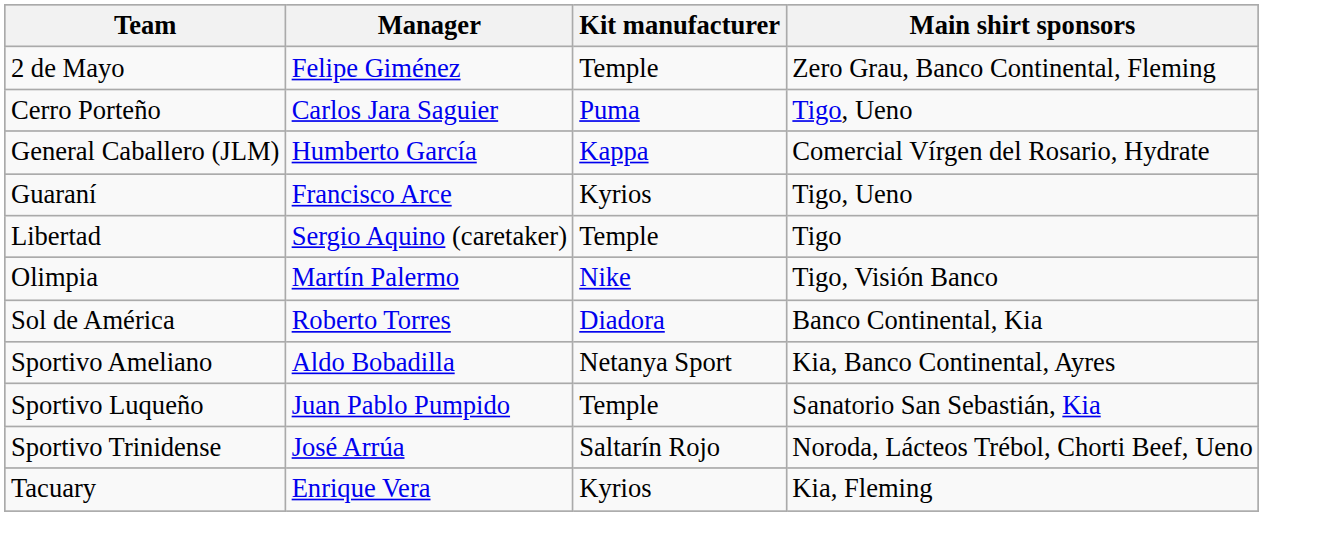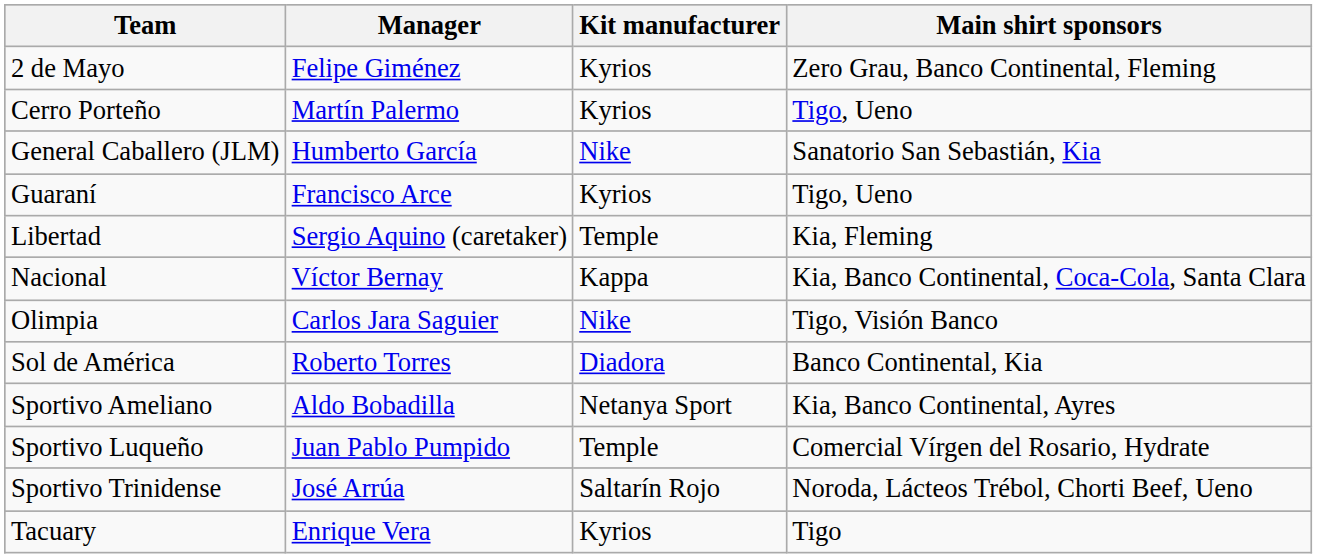(619, 67) Temple -> (615, 67) Kyrios
(395, 109) Carlos Jara Saguier -> (375, 109) Martín Palermo
(609, 109) Puma -> (615, 109) Kyrios
(614, 151) Kappa -> (605, 151) Nike
(1001, 151) Comercial Vírgen del Rosario, Hydrate -> (947, 151) Sanatorio San Sebastián, Kia
(817, 236) Tigo -> (862, 236) Kia, Fleming
+ row: (59, 278)
(375, 278) Martín Palermo -> (395, 320) Carlos Jara Saguier
(947, 404) Sanatorio San Sebastián, Kia -> (1001, 446) Comercial Vírgen del Rosario, Hydrate
(862, 488) Kia, Fleming -> (817, 531) Tigo
